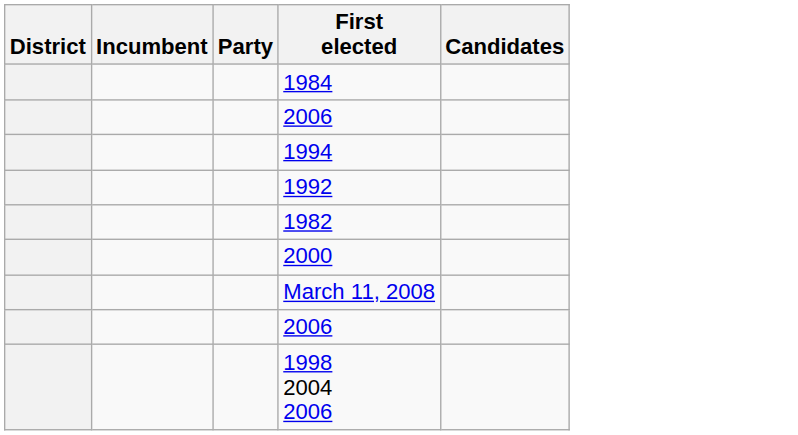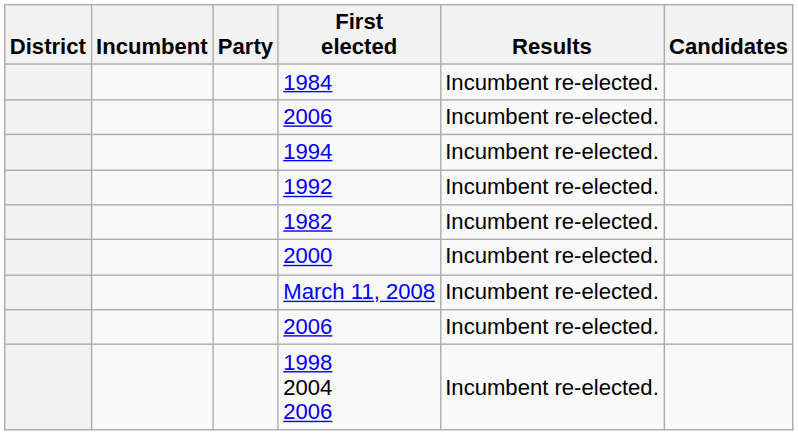+ column: (552, 46)
